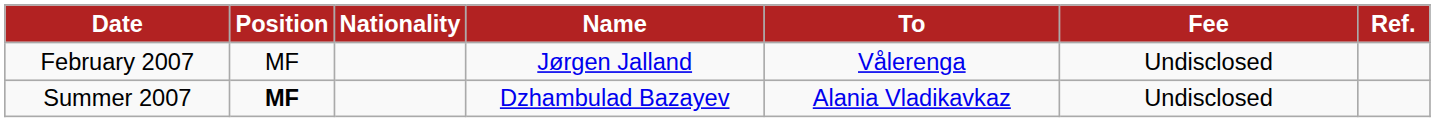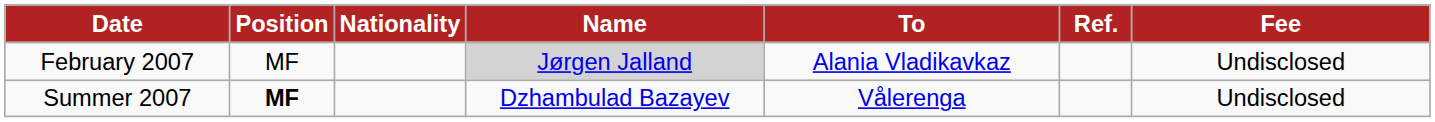columns swapped: (1209, 24) <-> (1393, 24)
(615, 61) no background -> (615, 61) lightgrey background
(912, 61) Vålerenga -> (912, 61) Alania Vladikavkaz
(912, 98) Alania Vladikavkaz -> (912, 98) Vålerenga
